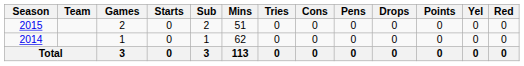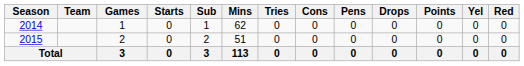rows swapped: (31, 40) <-> (31, 25)
